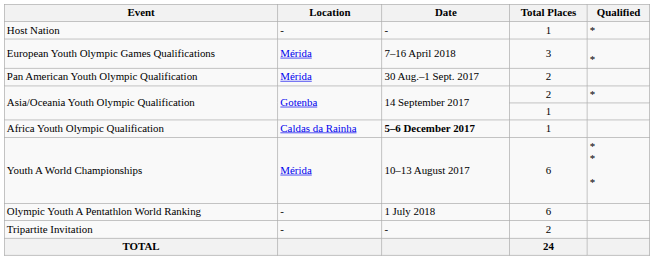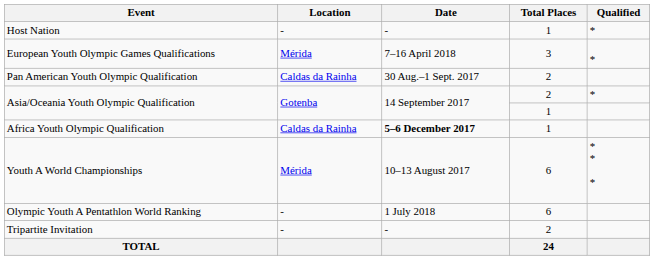(296, 77) Mérida -> (318, 77) Caldas da Rainha
